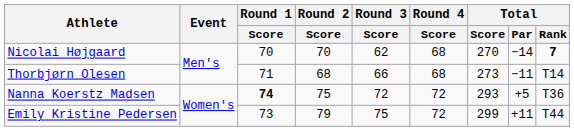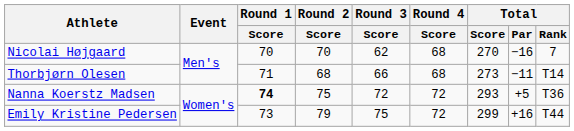(522, 53) −14 -> (522, 53) −16
(553, 53) bold -> (553, 53) normal
(522, 115) +11 -> (522, 115) +16
